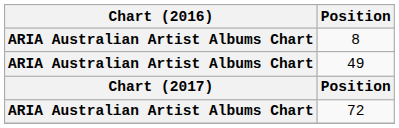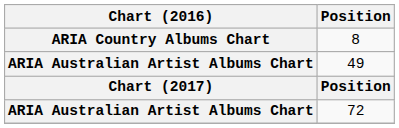(161, 40) ARIA Australian Artist Albums Chart -> (161, 40) ARIA Country Albums Chart
